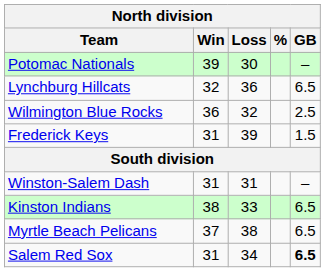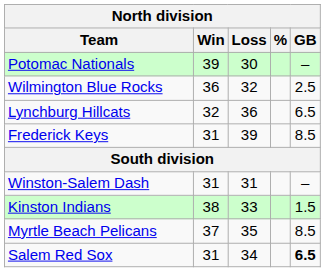rows swapped: (85, 111) <-> (69, 87)
(305, 135) 1.5 -> (305, 135) 8.5
(305, 207) 6.5 -> (305, 207) 1.5
(249, 231) 38 -> (249, 231) 35
(305, 231) 6.5 -> (305, 231) 8.5
